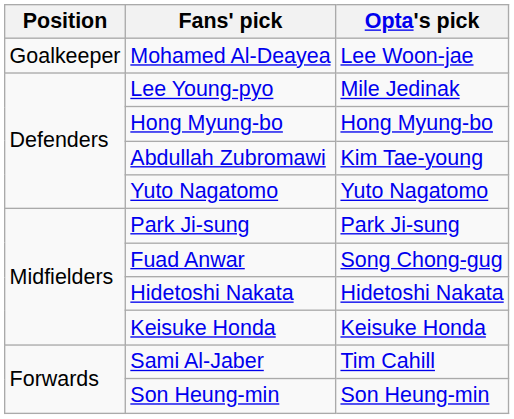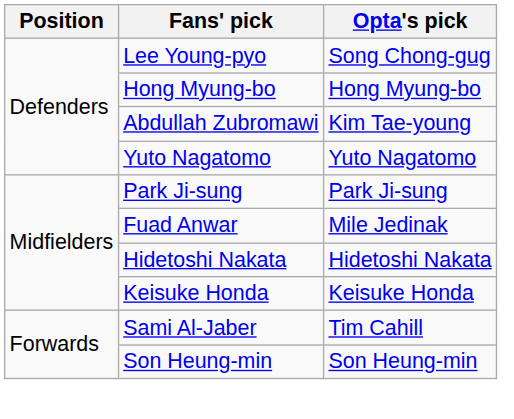- row: (230, 55)
(400, 89) Mile Jedinak -> (410, 55) Song Chong-gug
(422, 259) Song Chong-gug -> (388, 225) Mile Jedinak
